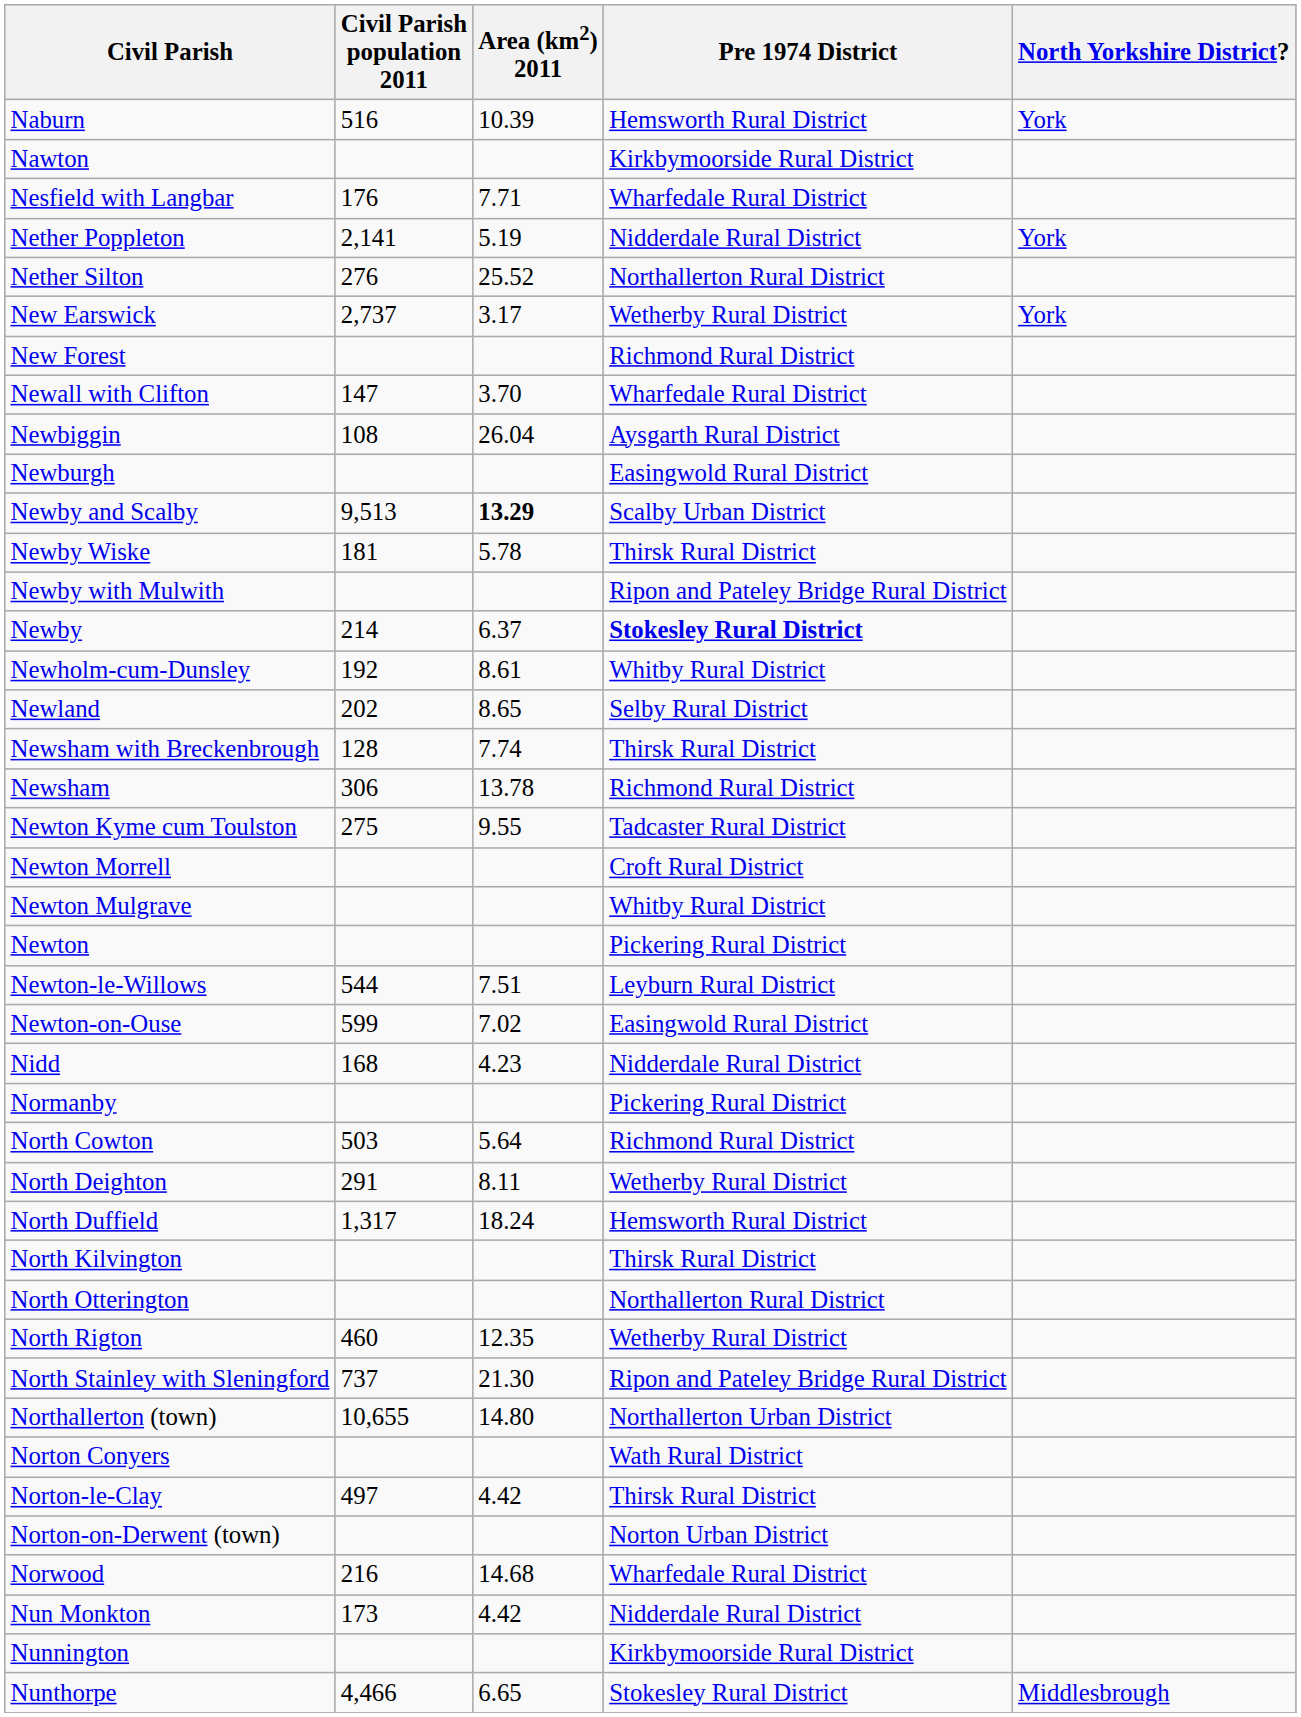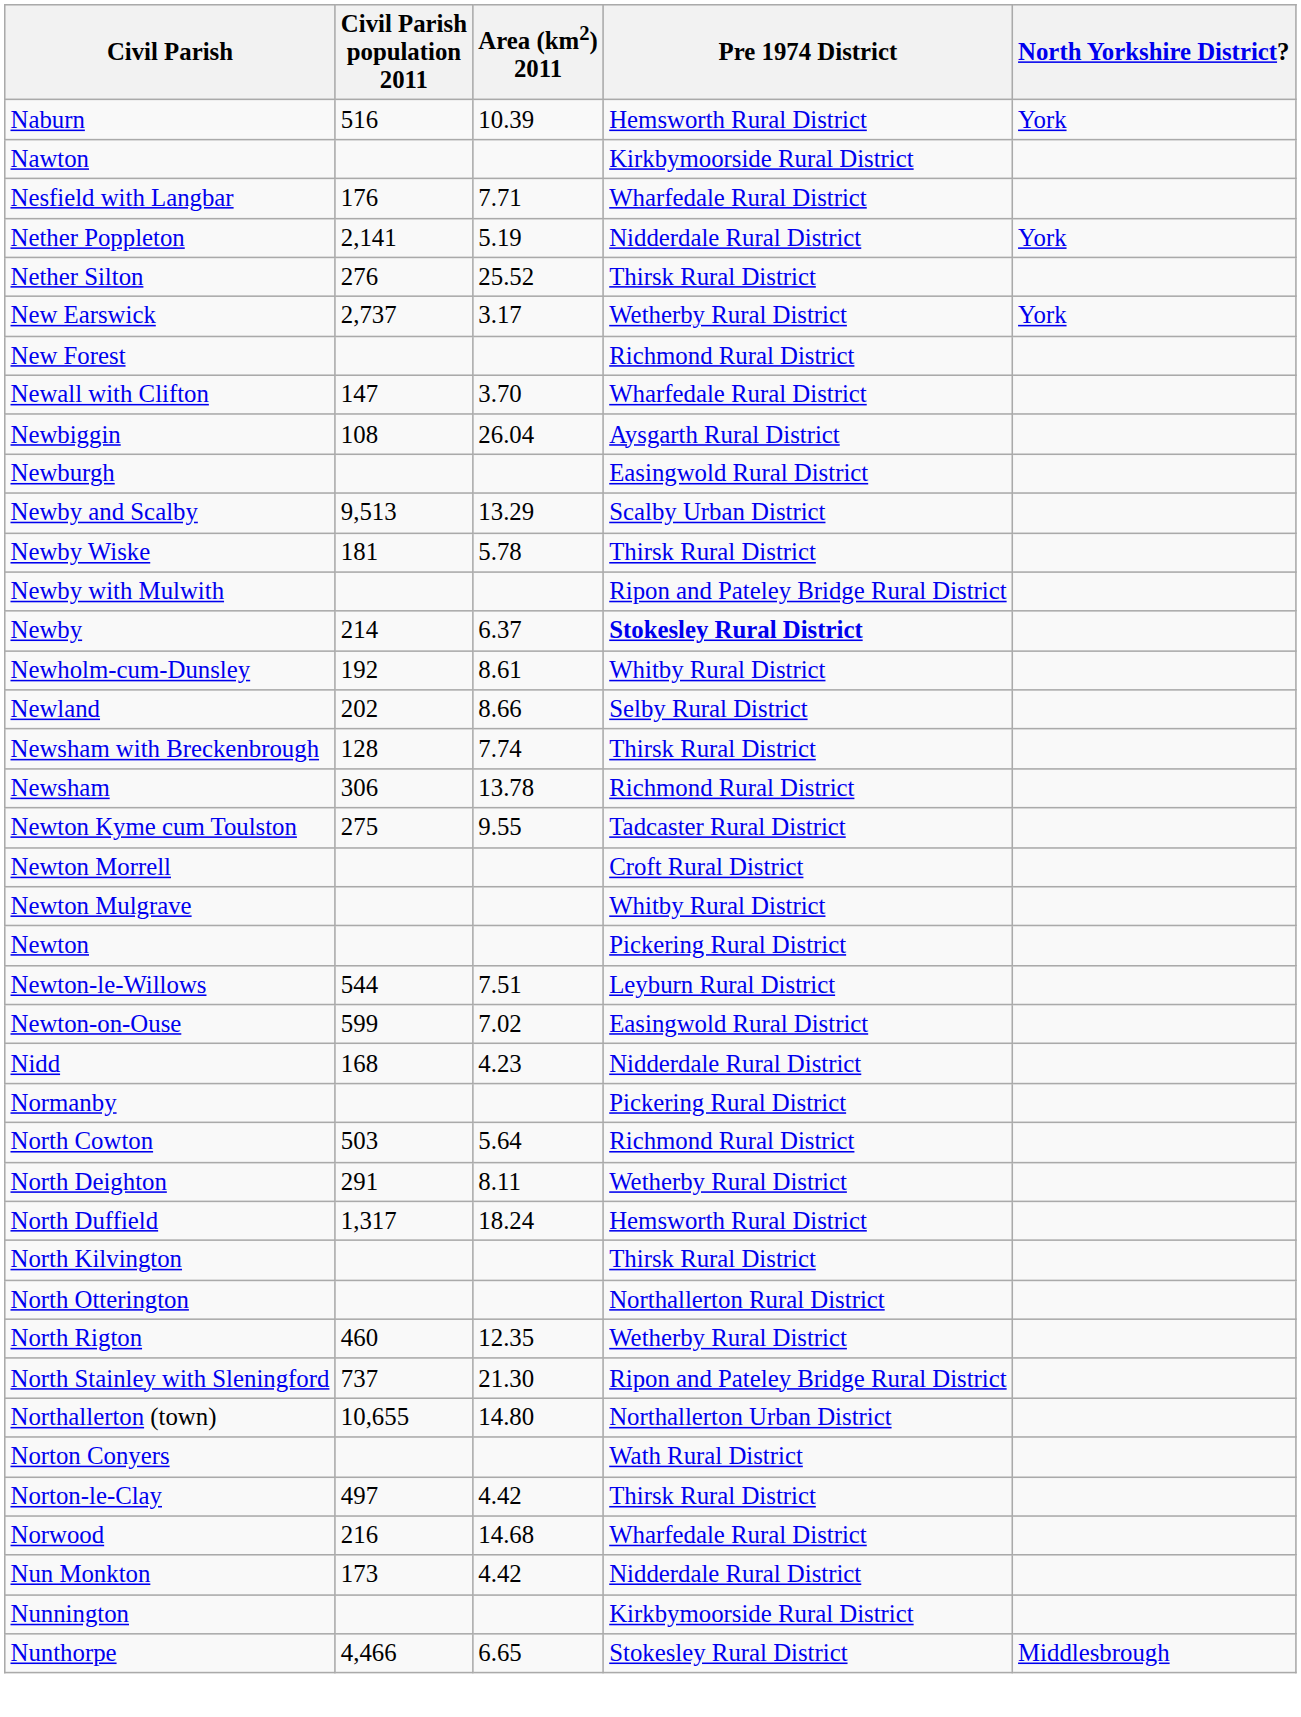(747, 276) Northallerton Rural District -> (713, 276) Thirsk Rural District
(506, 512) bold -> (506, 512) normal
(500, 709) 8.65 -> (500, 709) 8.66
- row: (145, 1535)
